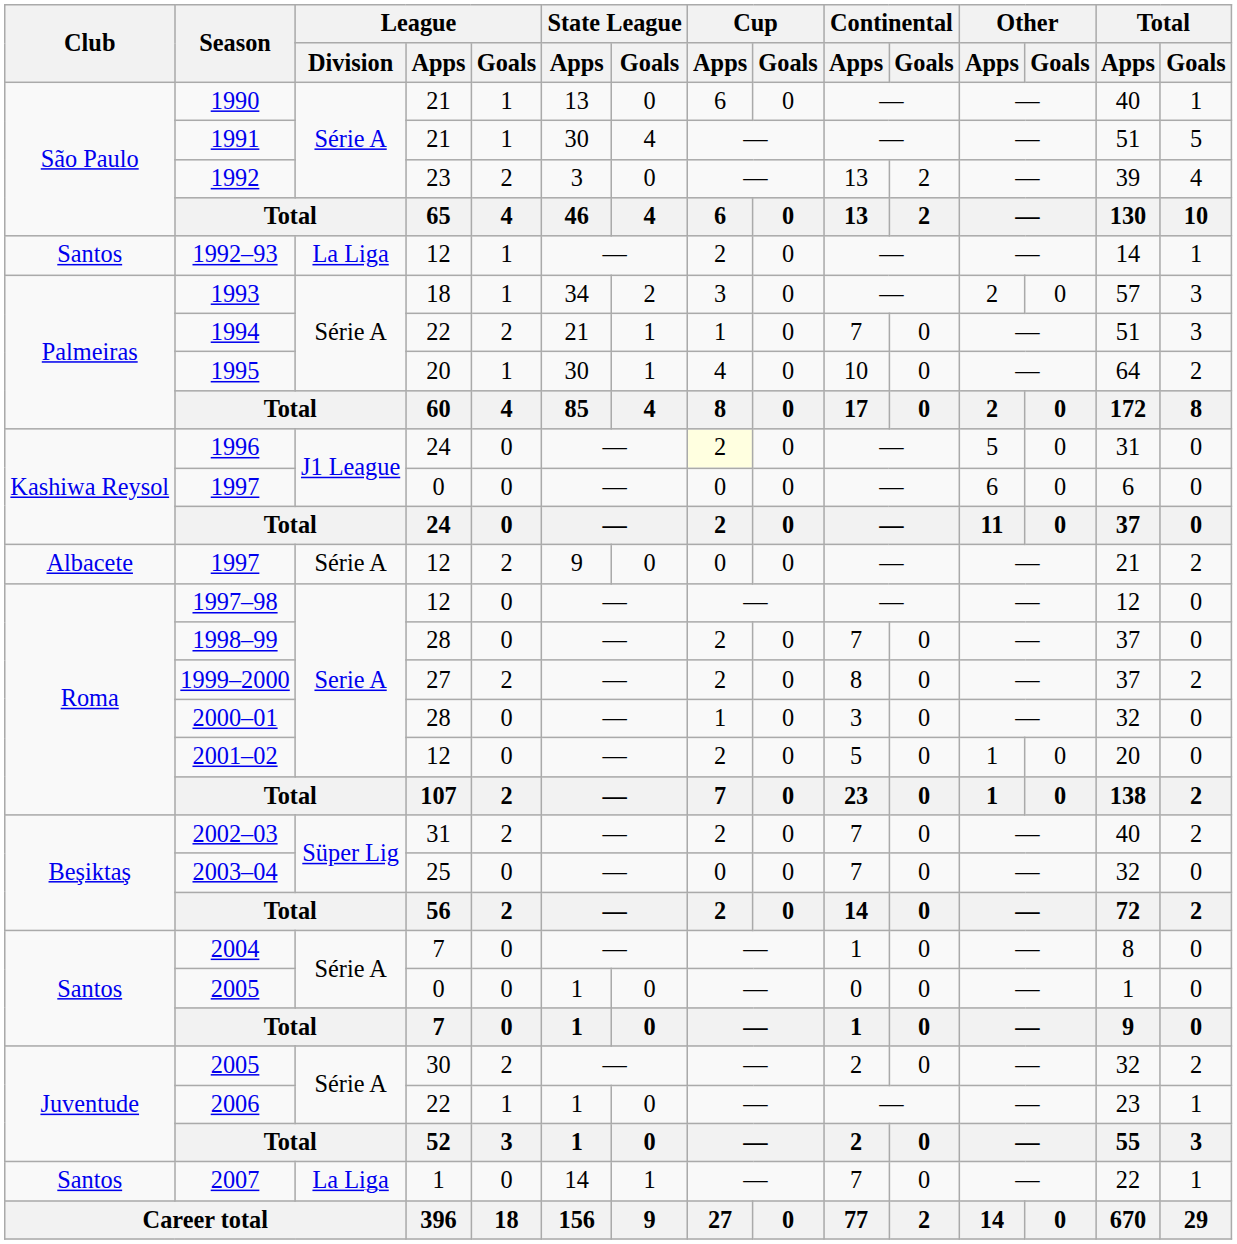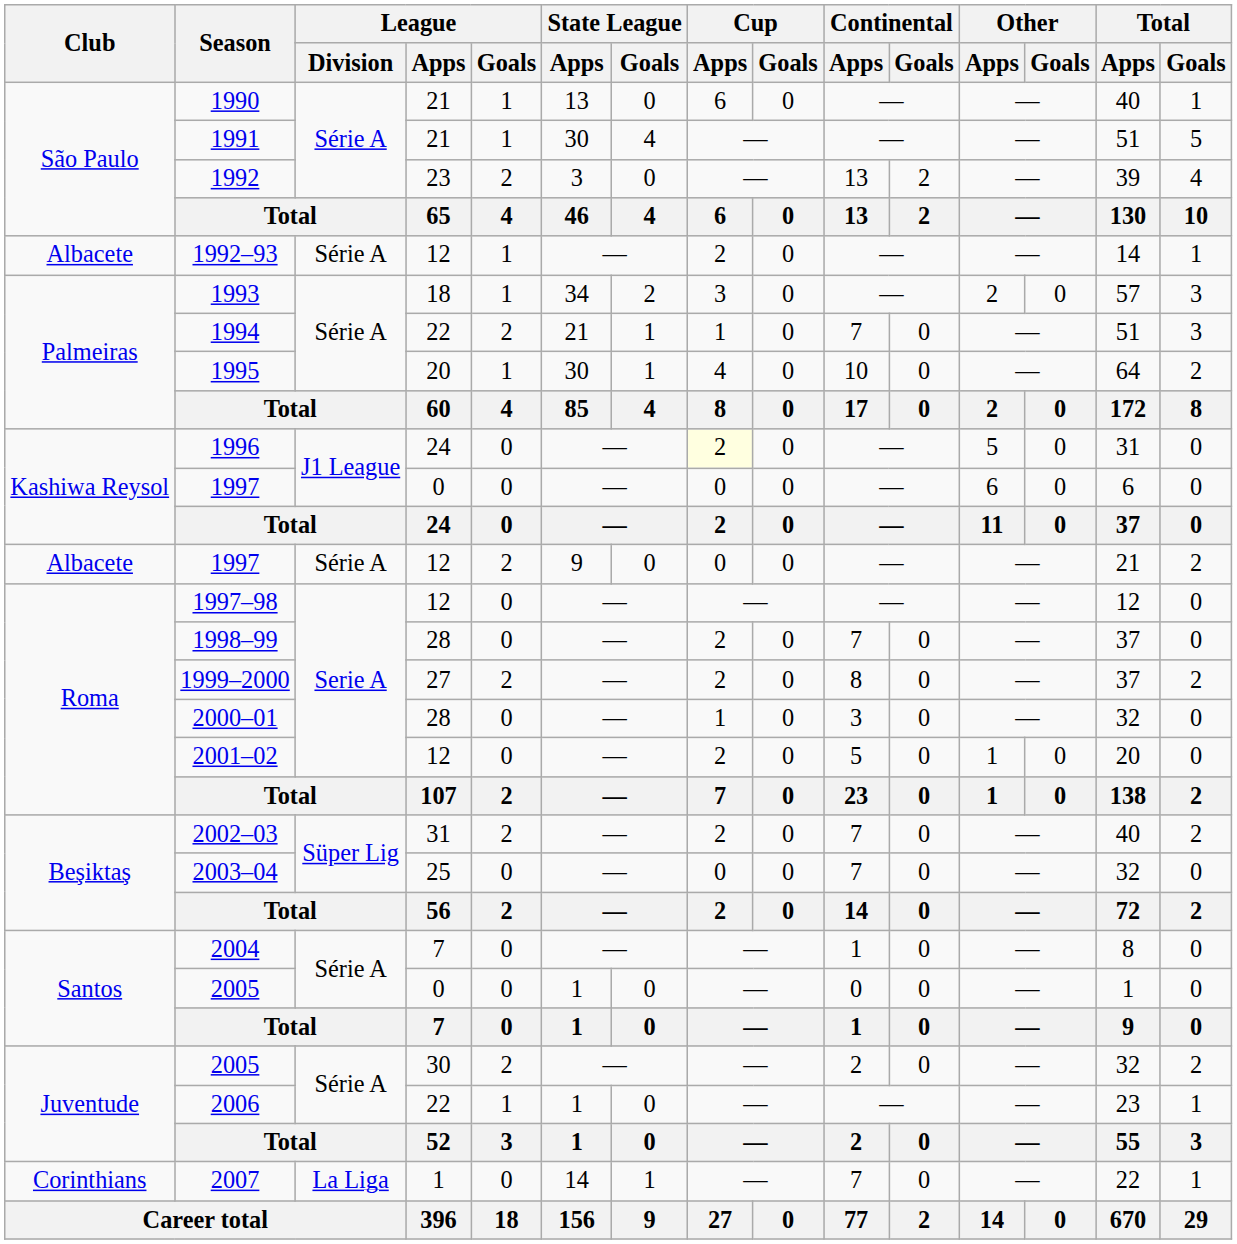(90, 255) Santos -> (90, 255) Albacete
(351, 255) La Liga -> (351, 255) Série A
(90, 1180) Santos -> (90, 1180) Corinthians
